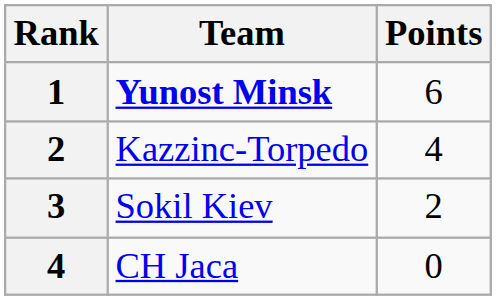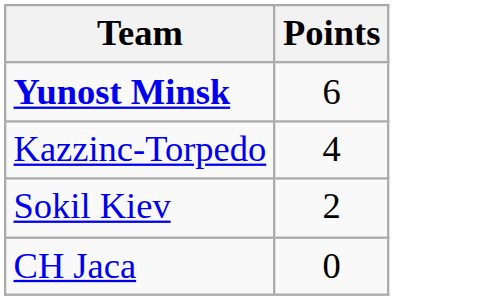- column: (56, 33)
